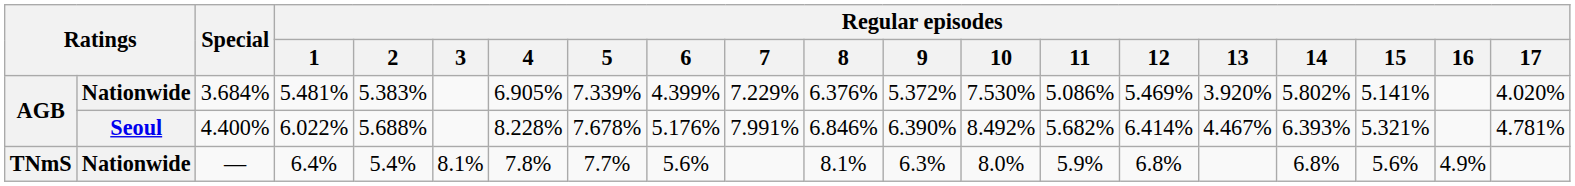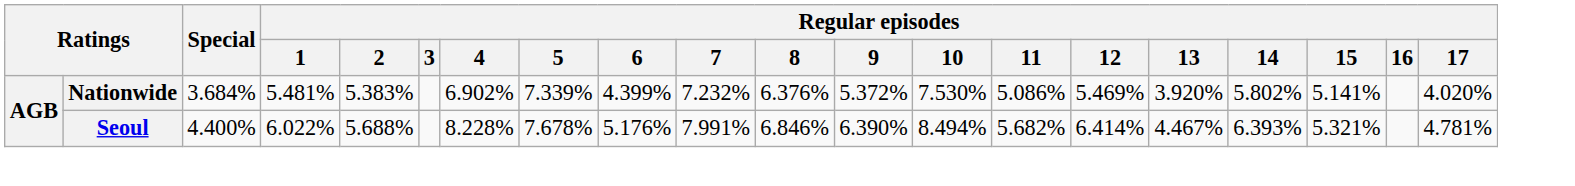(528, 92) 6.905% -> (479, 92) 6.902%
(765, 92) 7.229% -> (716, 92) 7.232%
(1001, 127) 8.492% -> (952, 127) 8.494%
- row: (235, 163)
